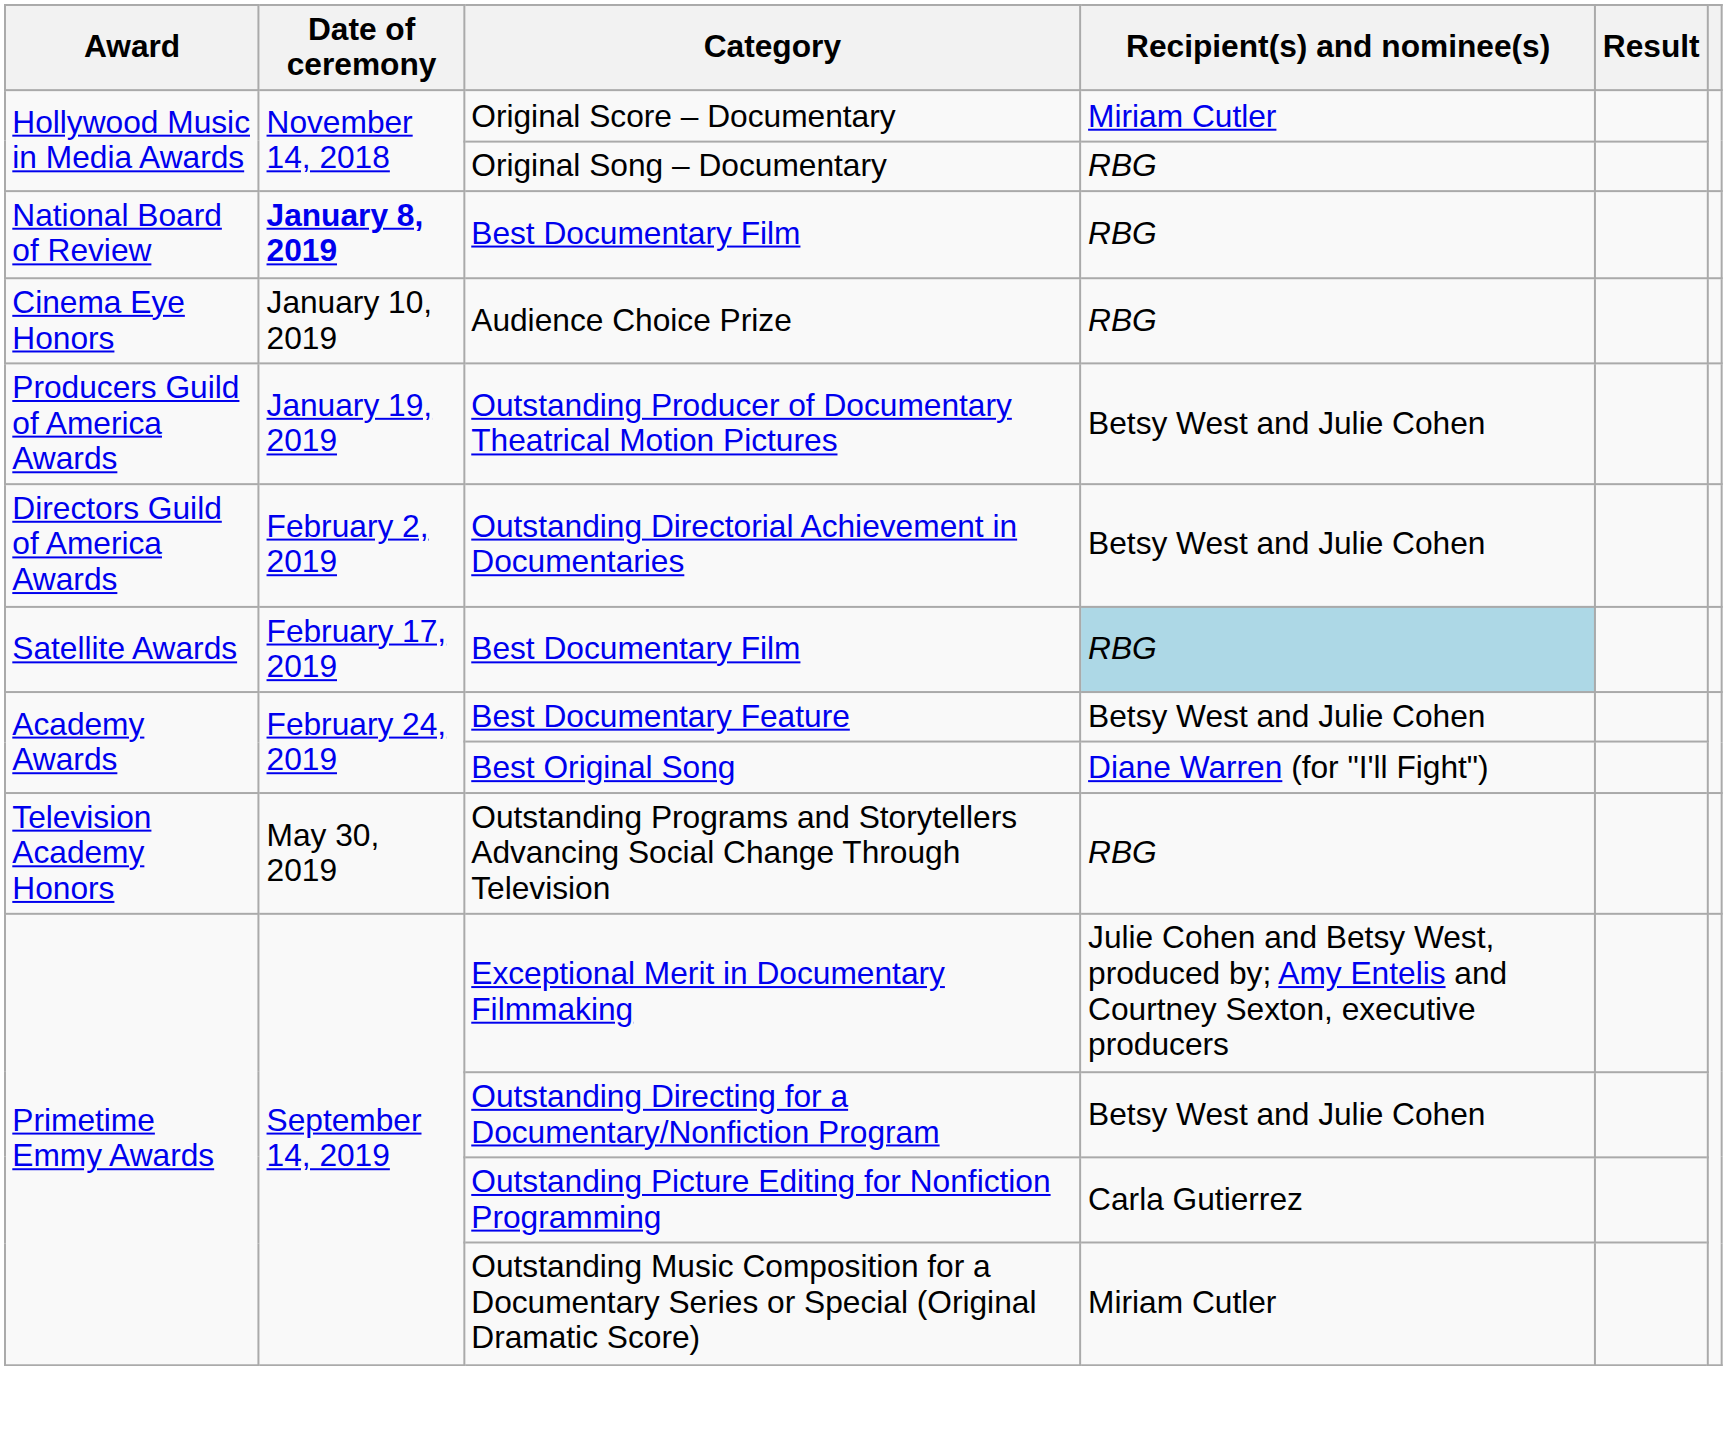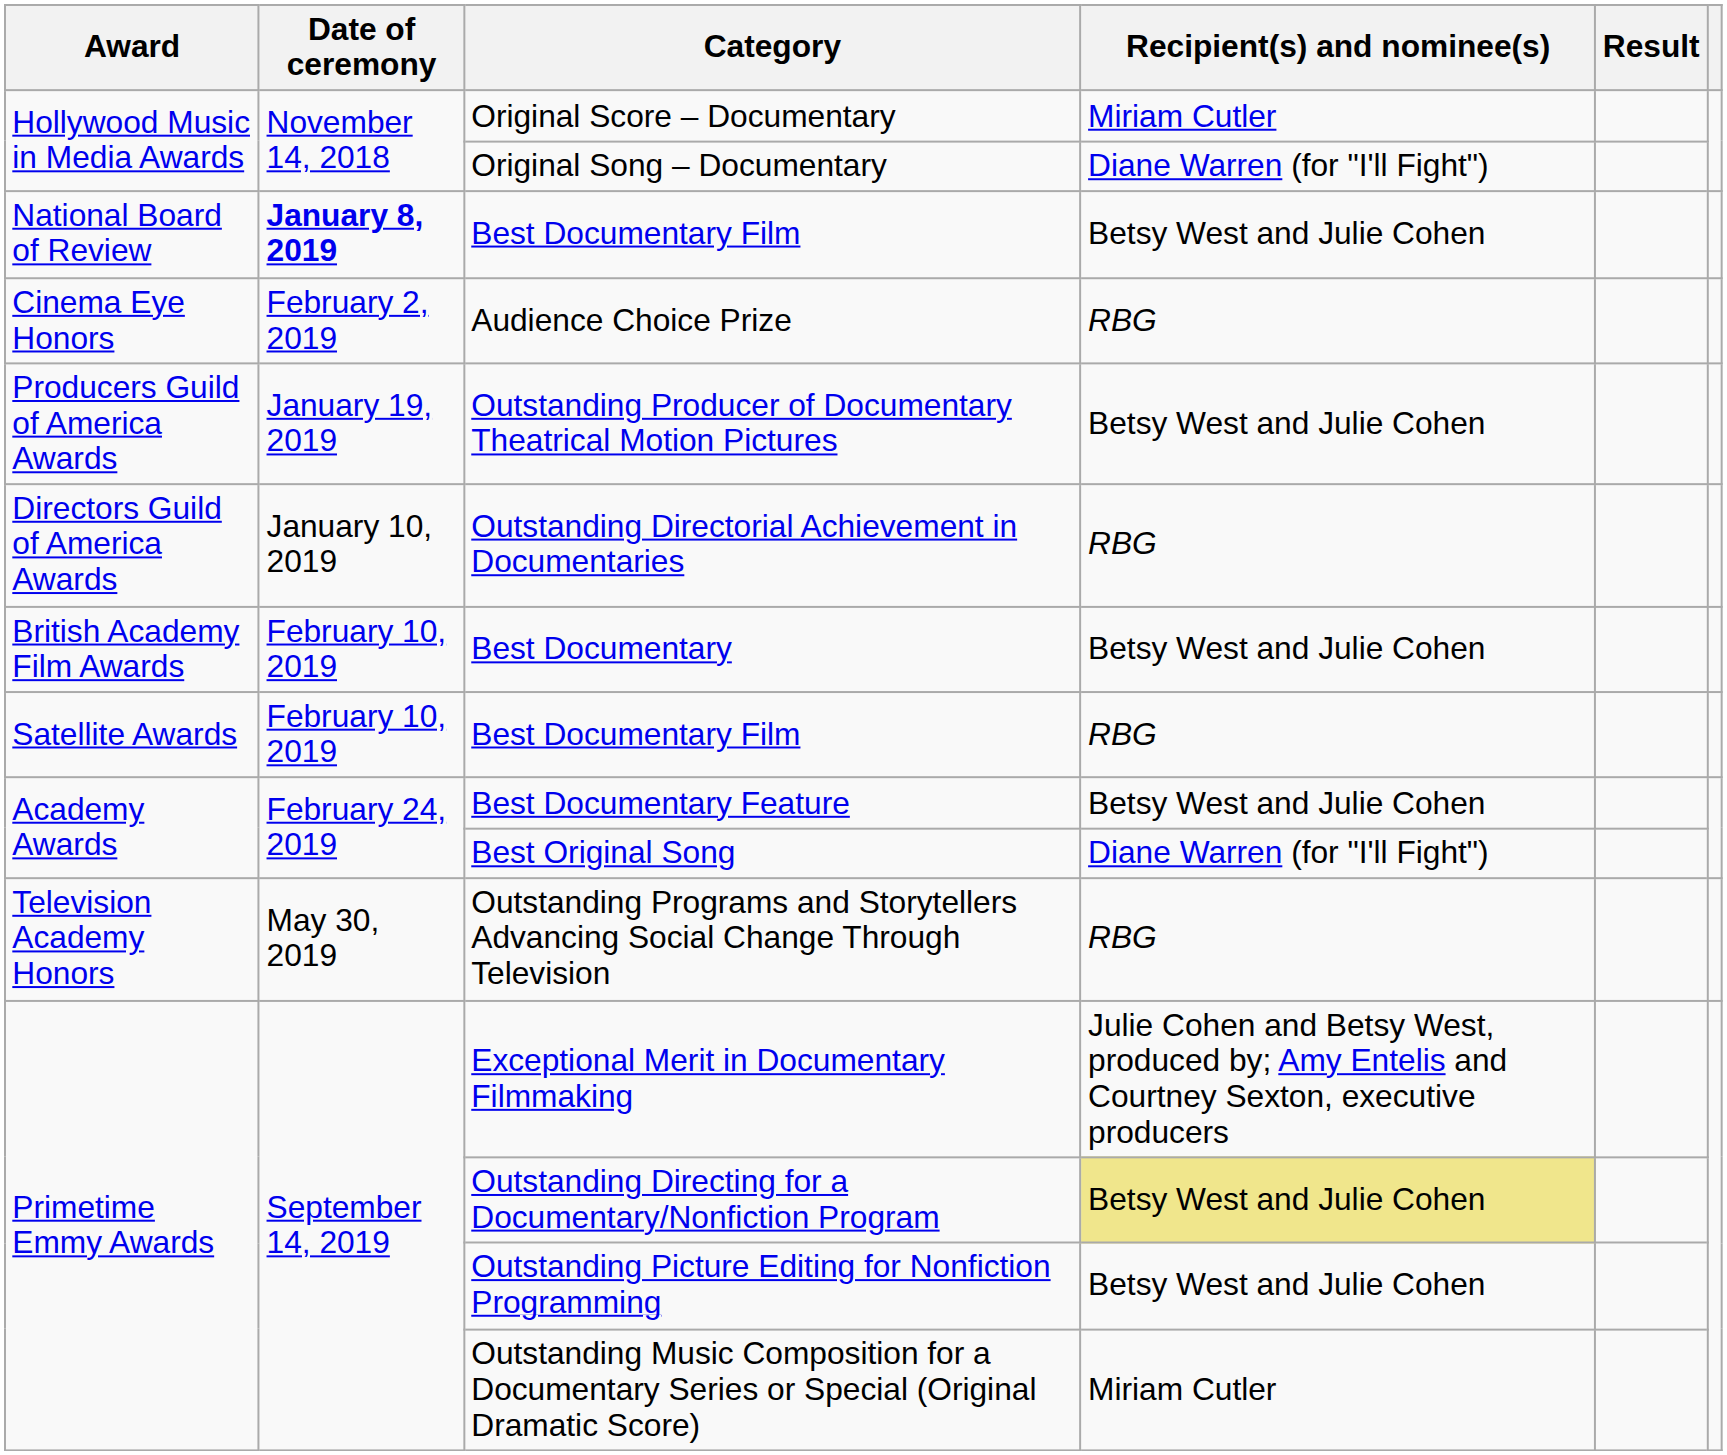(1122, 165) RBG -> (1288, 165) Diane Warren (for "I'll Fight")
(1122, 233) RBG -> (1287, 233) Betsy West and Julie Cohen
(349, 319) January 10, 2019 -> (348, 319) February 2, 2019
(348, 544) February 2, 2019 -> (349, 544) January 10, 2019
(1287, 544) Betsy West and Julie Cohen -> (1122, 544) RBG
+ row: (126, 648)
(356, 648) February 17, 2019 -> (356, 734) February 10, 2019
(1122, 648) lightblue background -> (1122, 734) no background
(1287, 1113) no background -> (1287, 1199) khaki background
(1195, 1199) Carla Gutierrez -> (1287, 1285) Betsy West and Julie Cohen
